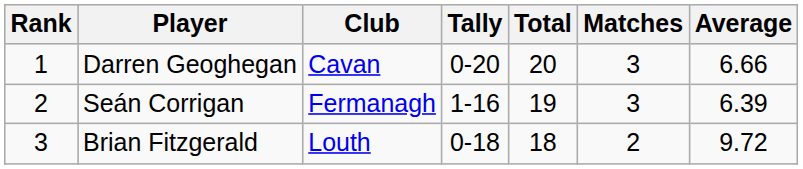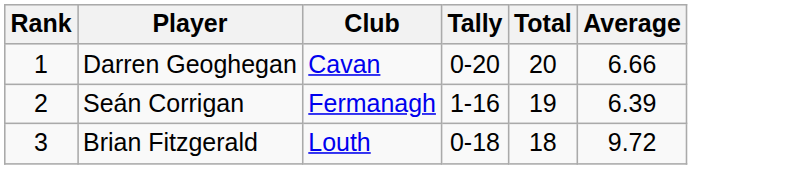- column: (633, 24)
